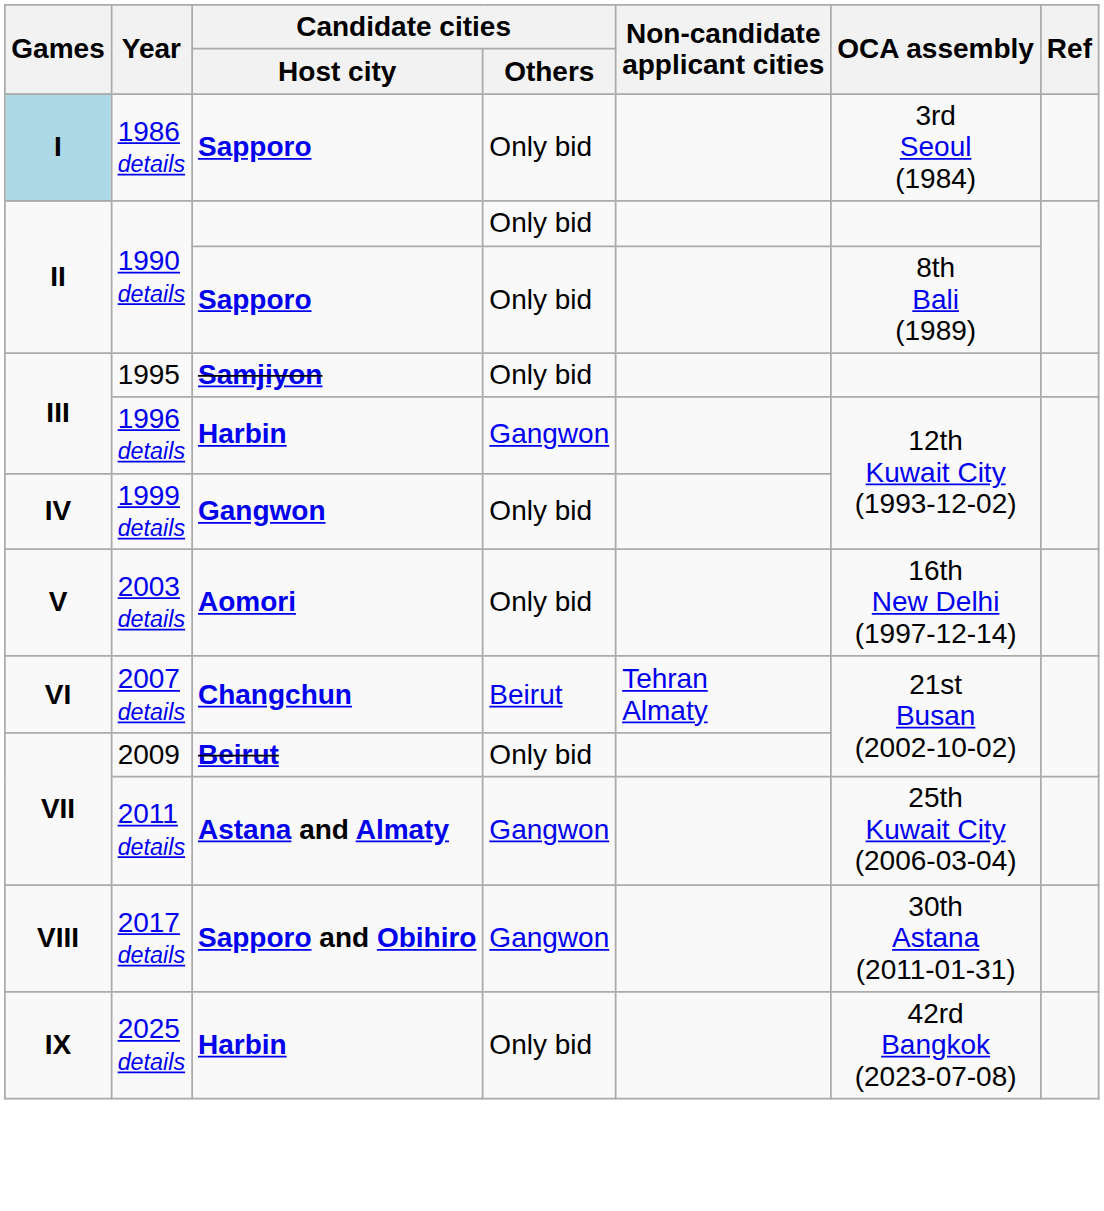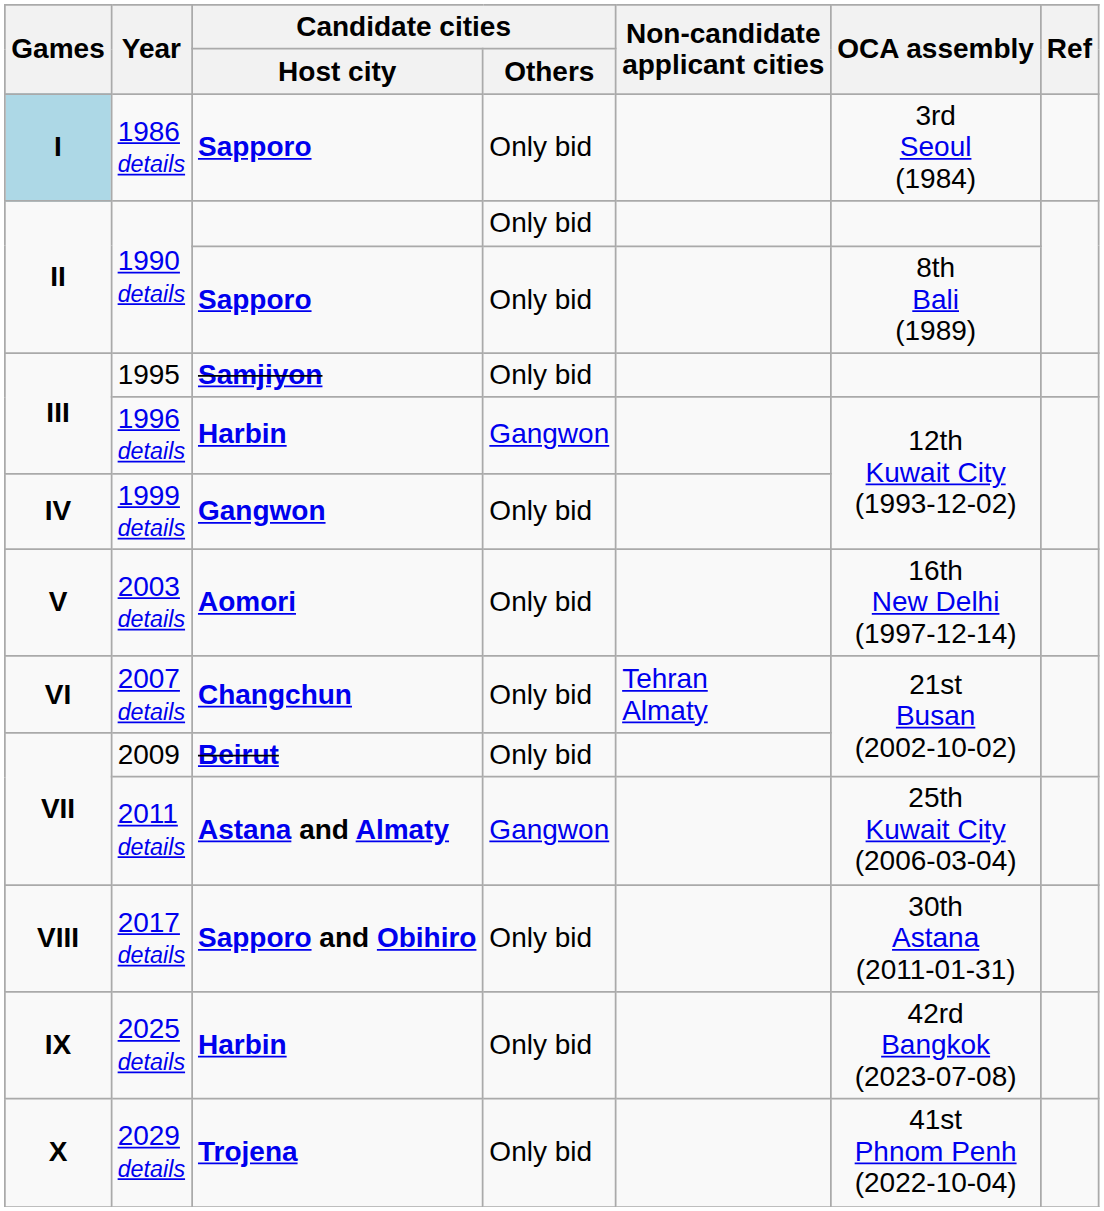(526, 694) Beirut -> (541, 694) Only bid
(549, 937) Gangwon -> (541, 937) Only bid
+ row: (151, 1152)
